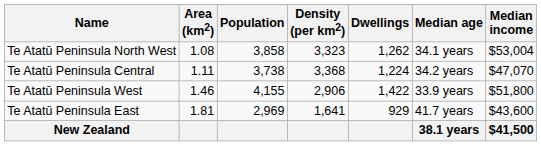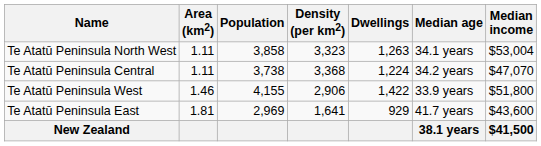(202, 51) 1.08 -> (203, 51) 1.11
(394, 51) 1,262 -> (394, 51) 1,263
